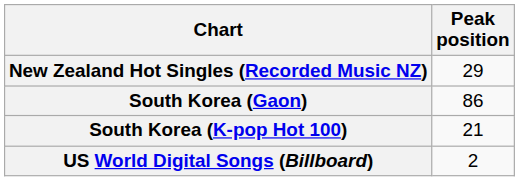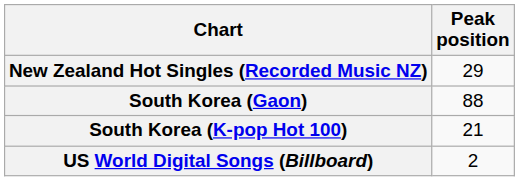(473, 100) 86 -> (473, 100) 88
